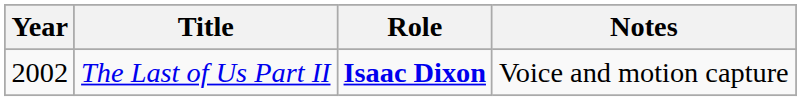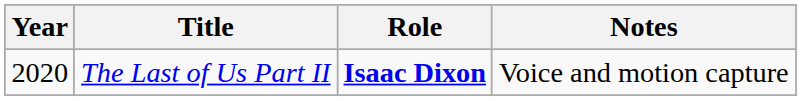(40, 71) 2002 -> (40, 71) 2020
